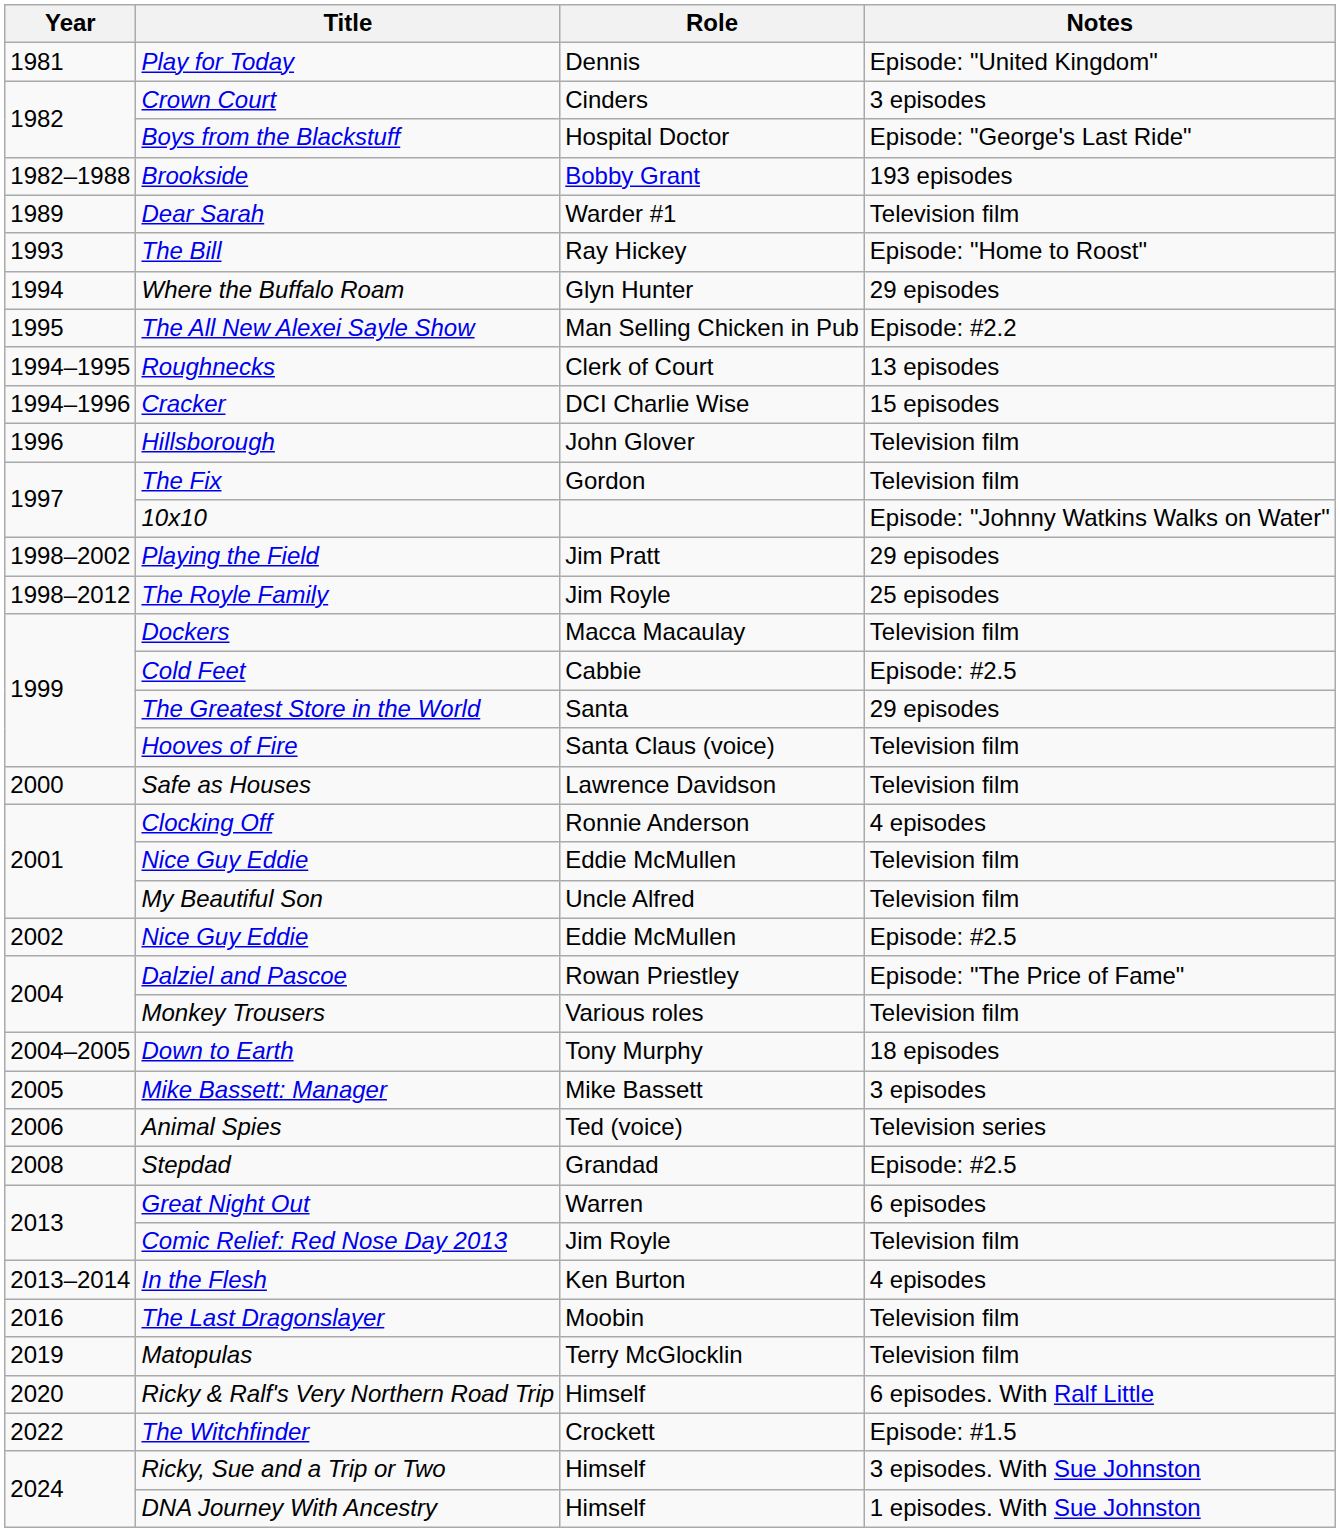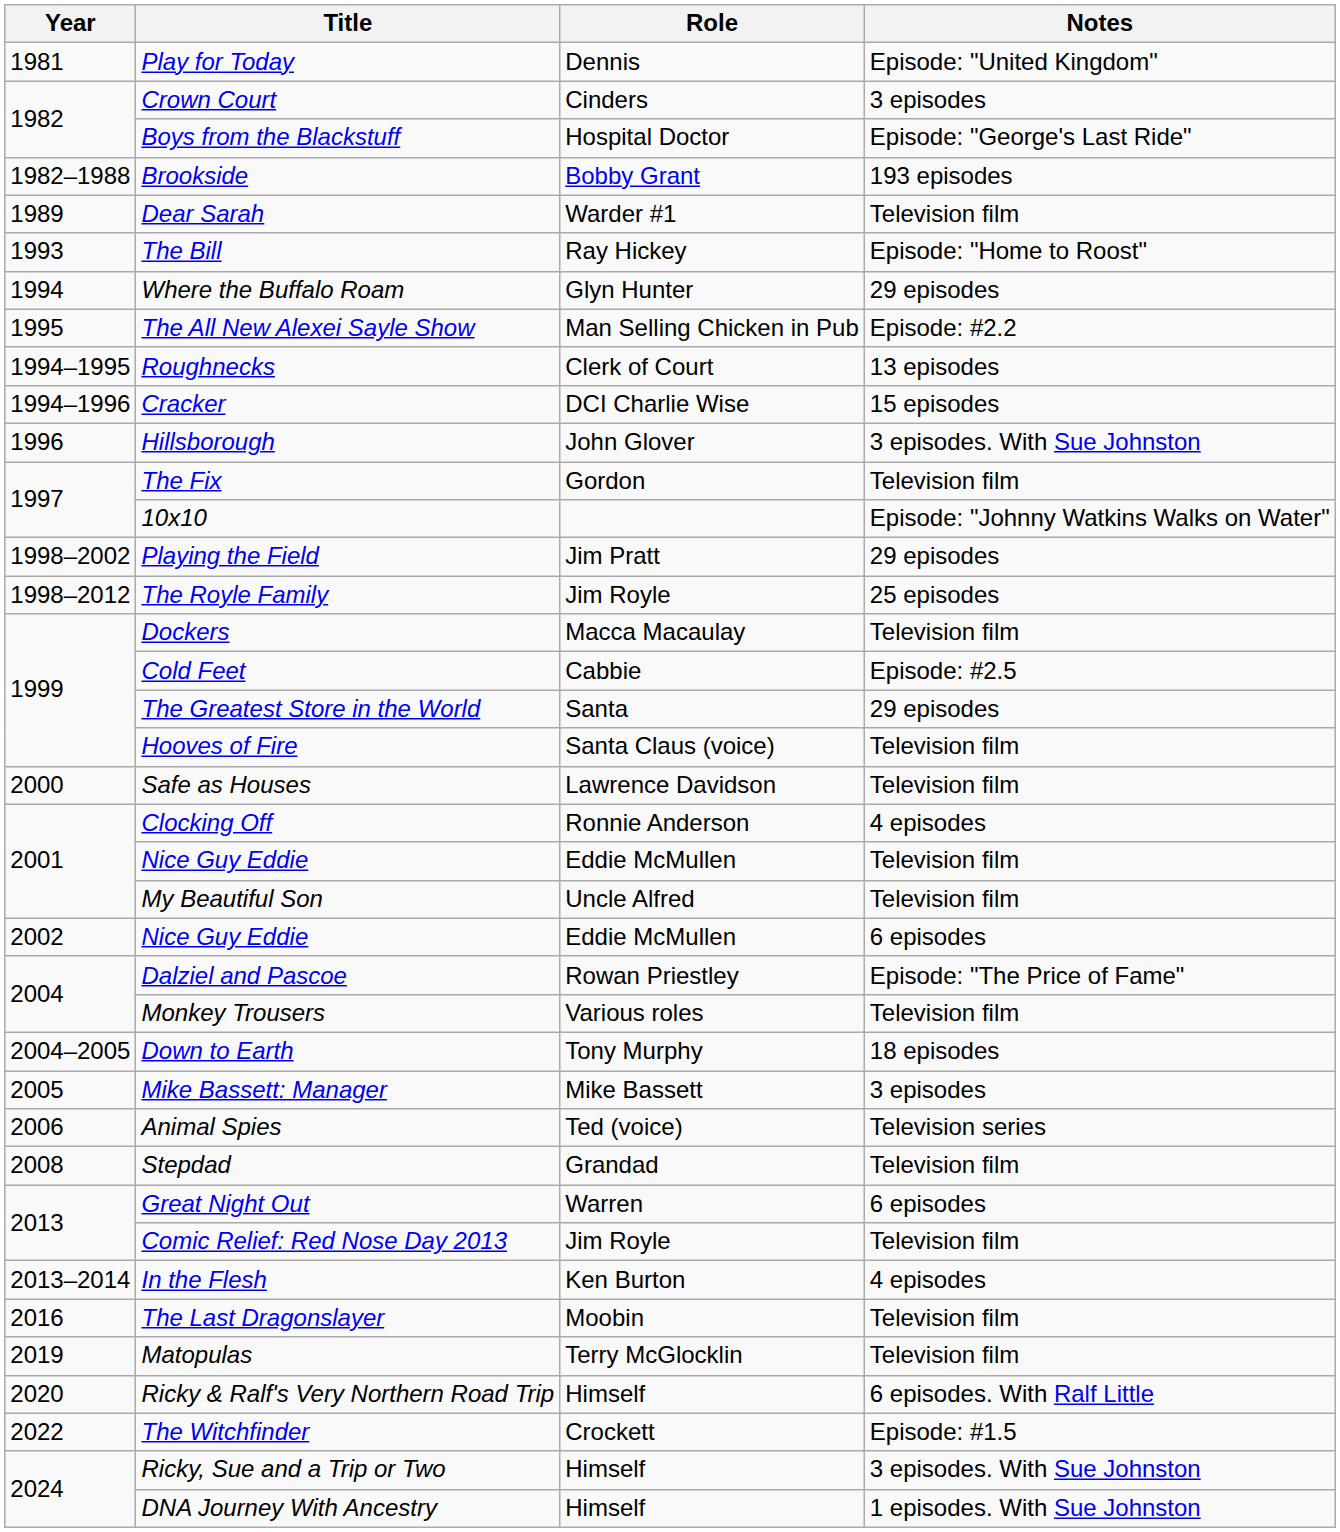(945, 442) Television film -> (1035, 442) 3 episodes. With Sue Johnston
(943, 937) Episode: #2.5 -> (928, 937) 6 episodes
(943, 1165) Episode: #2.5 -> (945, 1165) Television film
